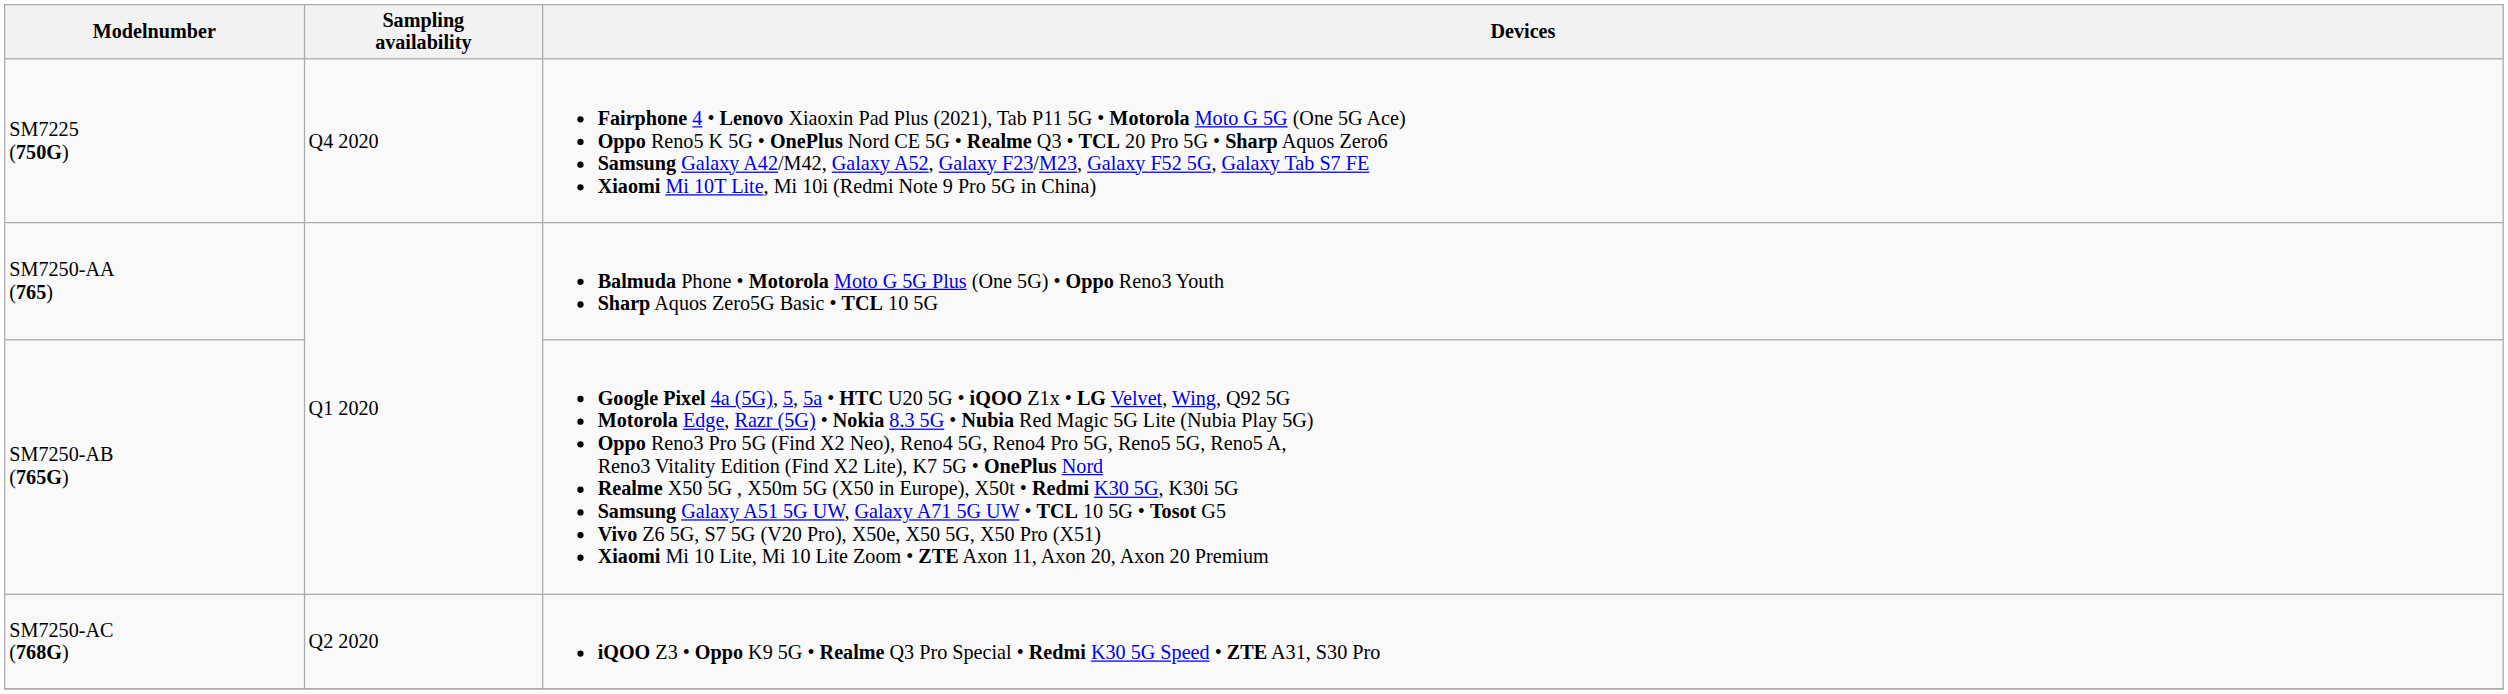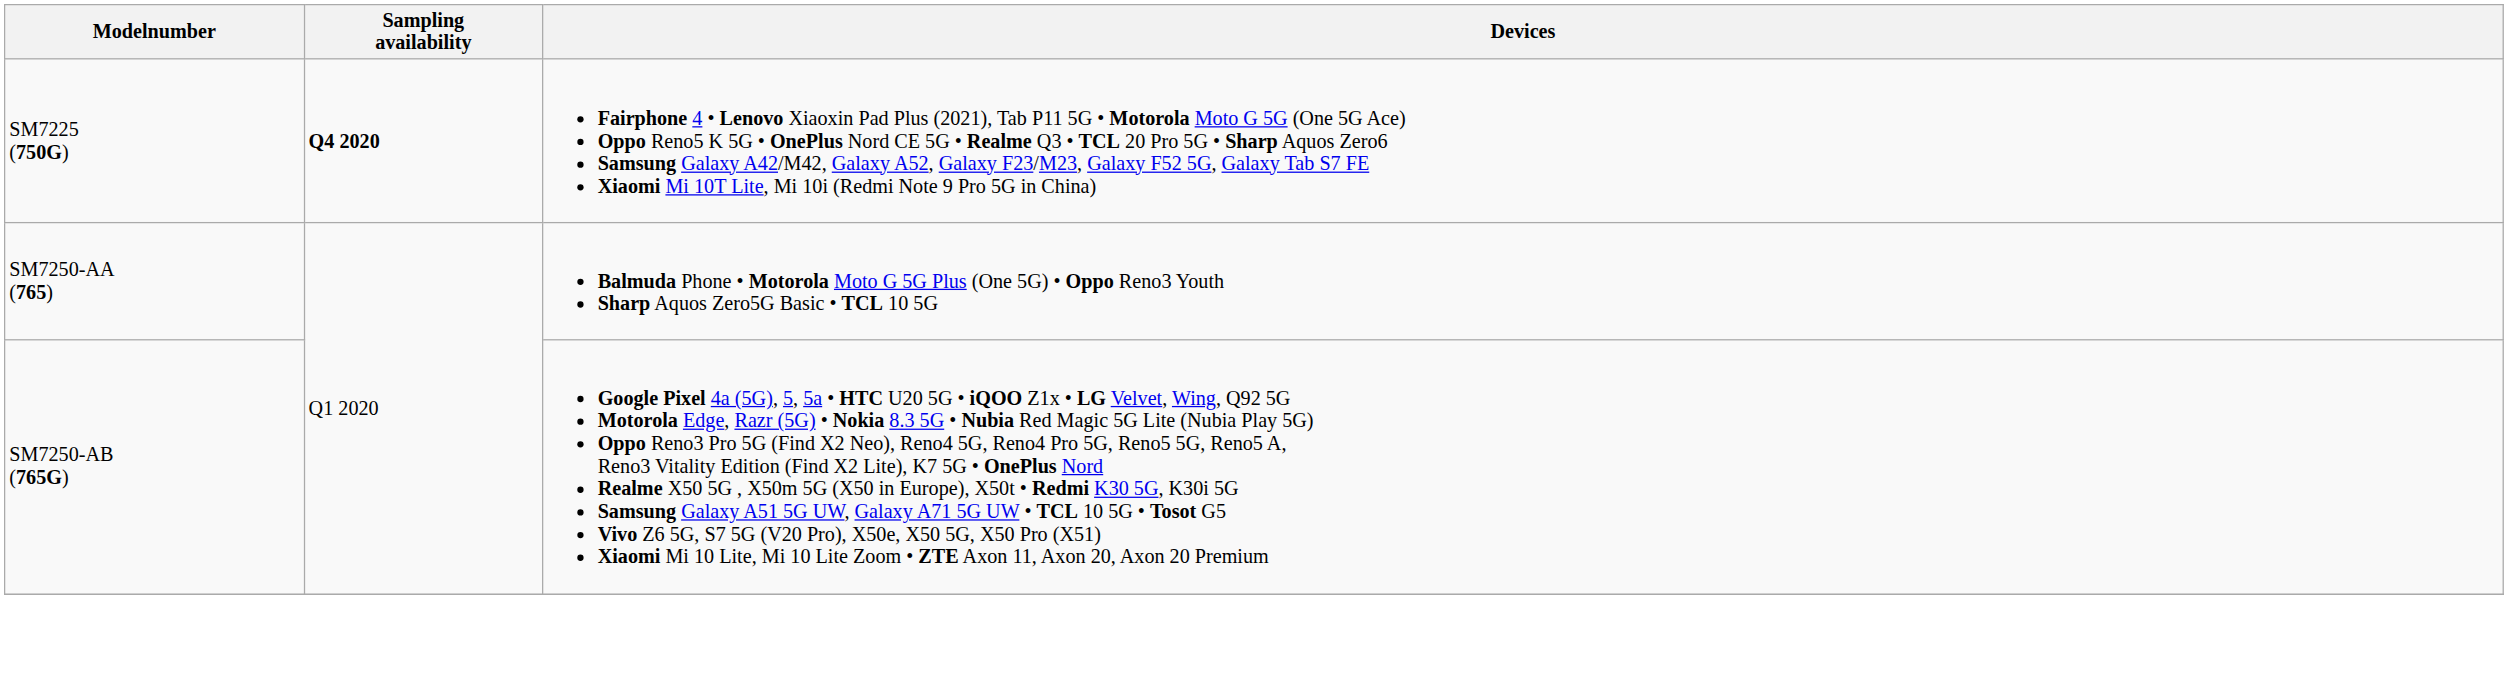(344, 140) normal -> (344, 140) bold
- row: (61, 641)
